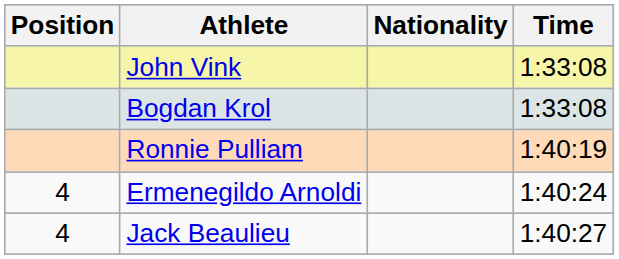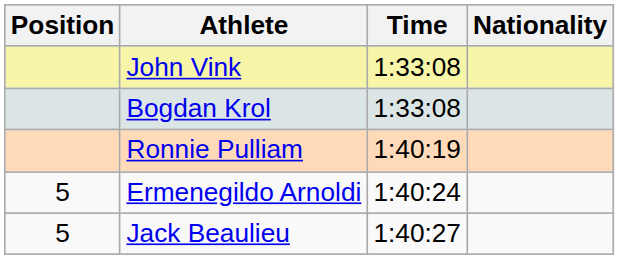columns swapped: (440, 25) <-> (563, 25)
(63, 191) 4 -> (63, 191) 5
(63, 233) 4 -> (63, 233) 5
